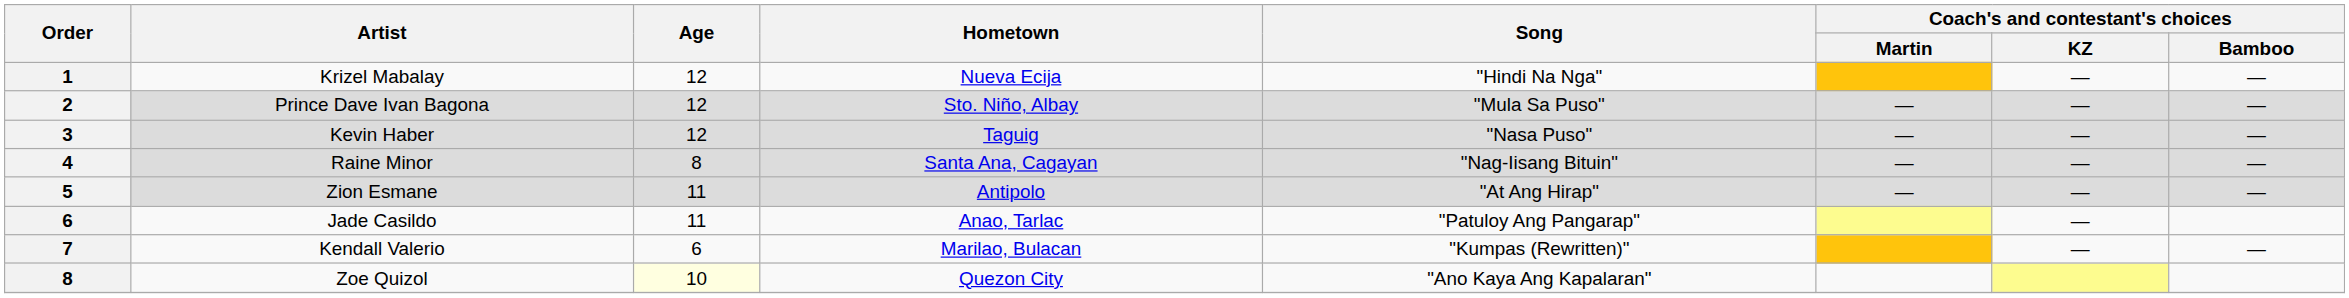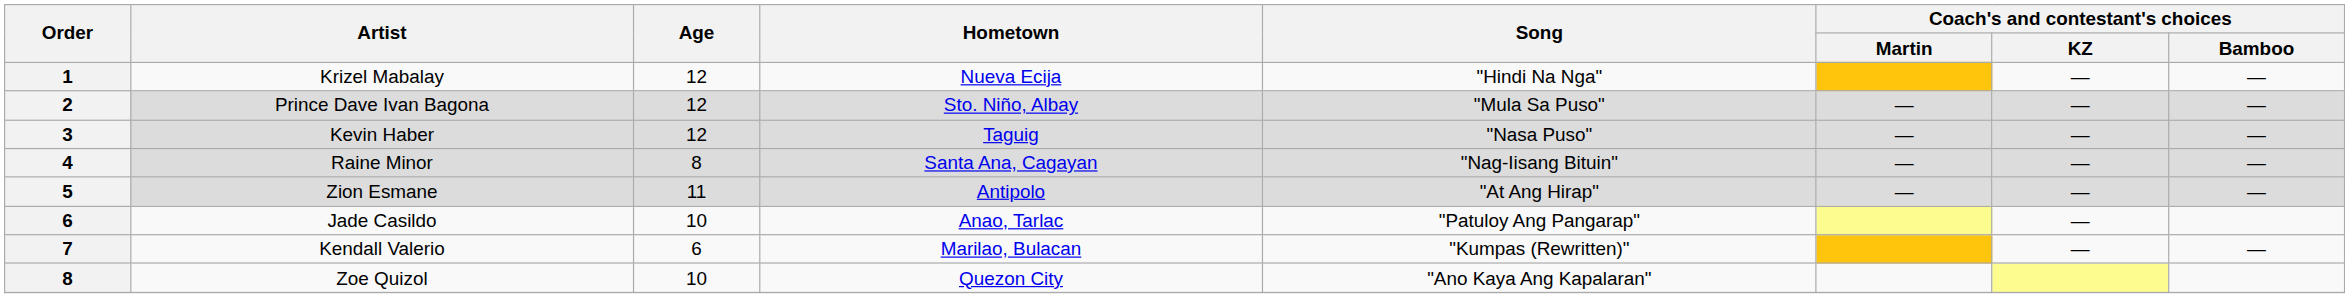(696, 220) 11 -> (696, 220) 10
(696, 278) lightyellow background -> (696, 278) no background
